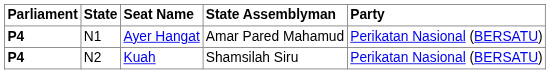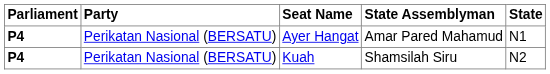columns swapped: (101, 15) <-> (367, 15)
